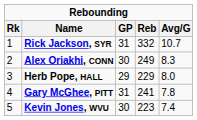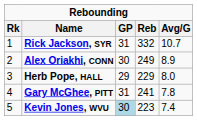(168, 60) 8.3 -> (168, 60) 8.9
(124, 108) no background -> (124, 108) lightblue background
